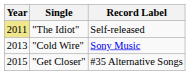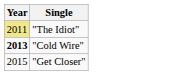- column: (137, 12)
(17, 45) normal -> (17, 45) bold
